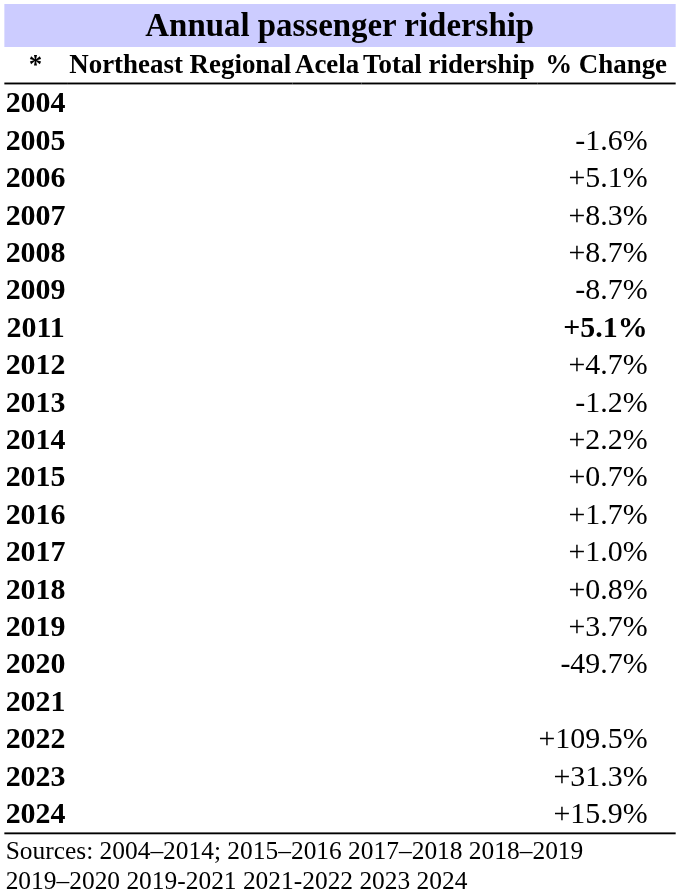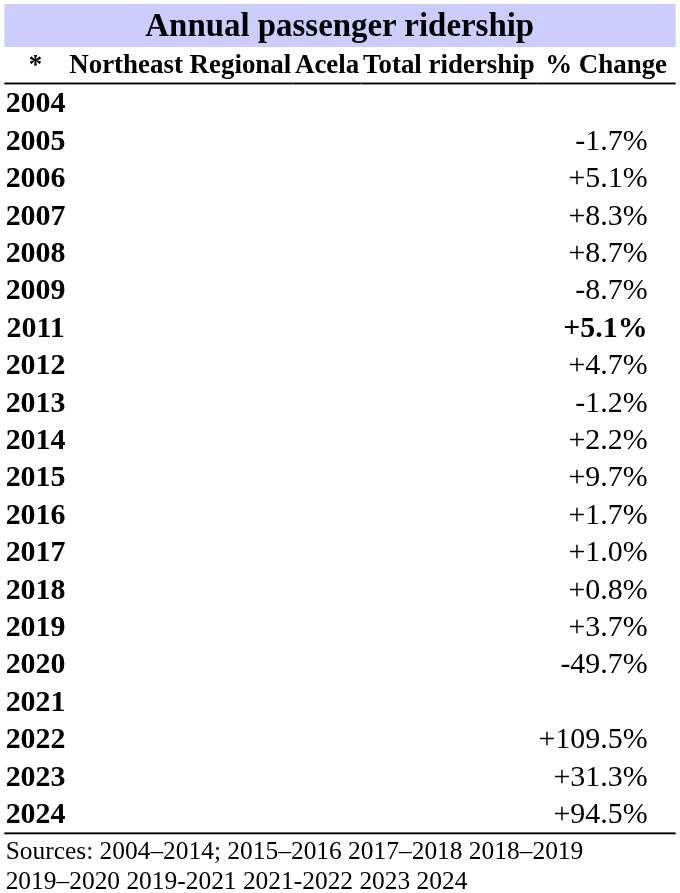(611, 140) -1.6% -> (611, 140) -1.7%
(608, 476) +0.7% -> (608, 476) +9.7%
(601, 813) +15.9% -> (601, 813) +94.5%
